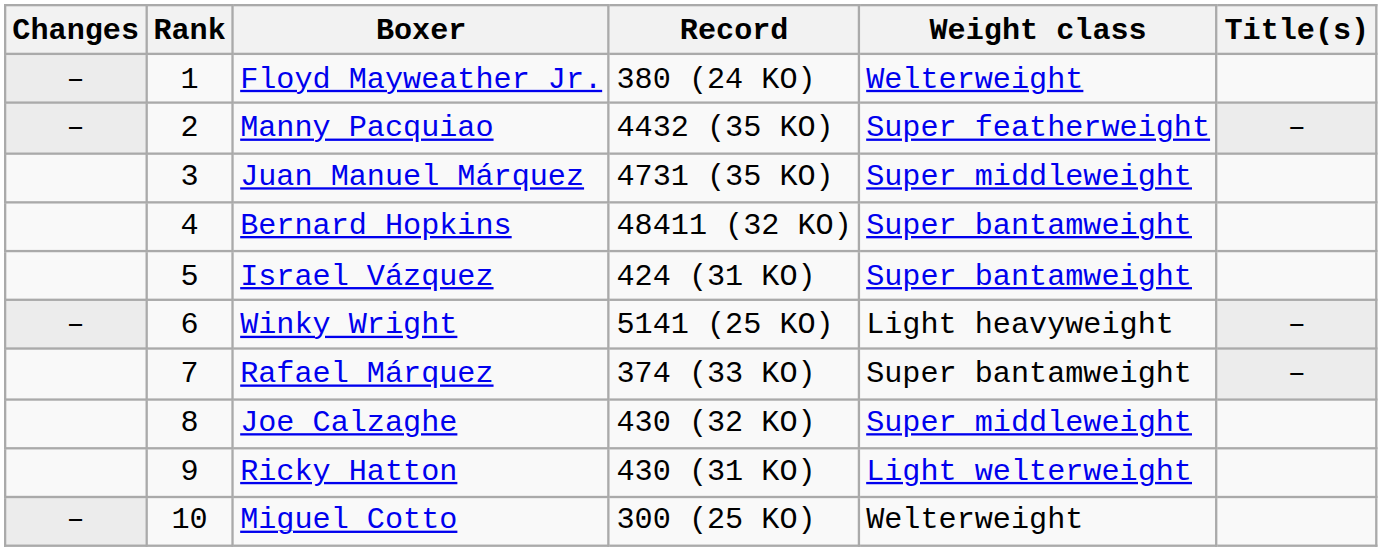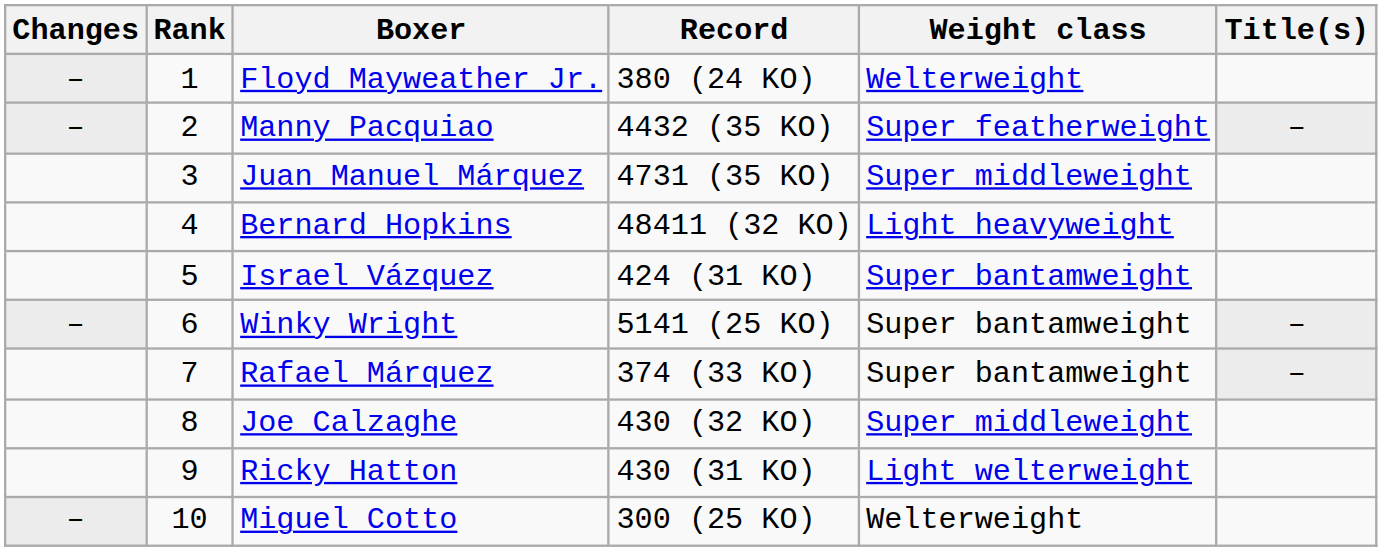(1029, 226) Super bantamweight -> (1020, 226) Light heavyweight
(1020, 325) Light heavyweight -> (1029, 325) Super bantamweight
